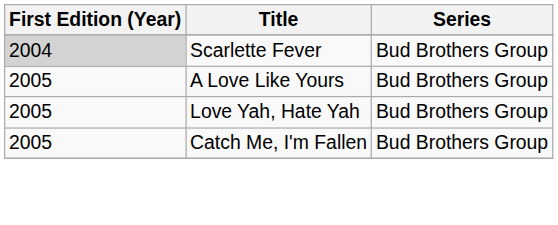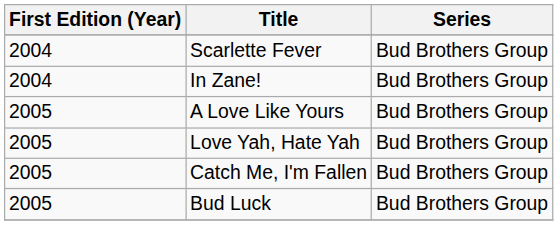(31, 50) lightgrey background -> (31, 50) no background
+ row: (226, 81)
+ row: (230, 204)
